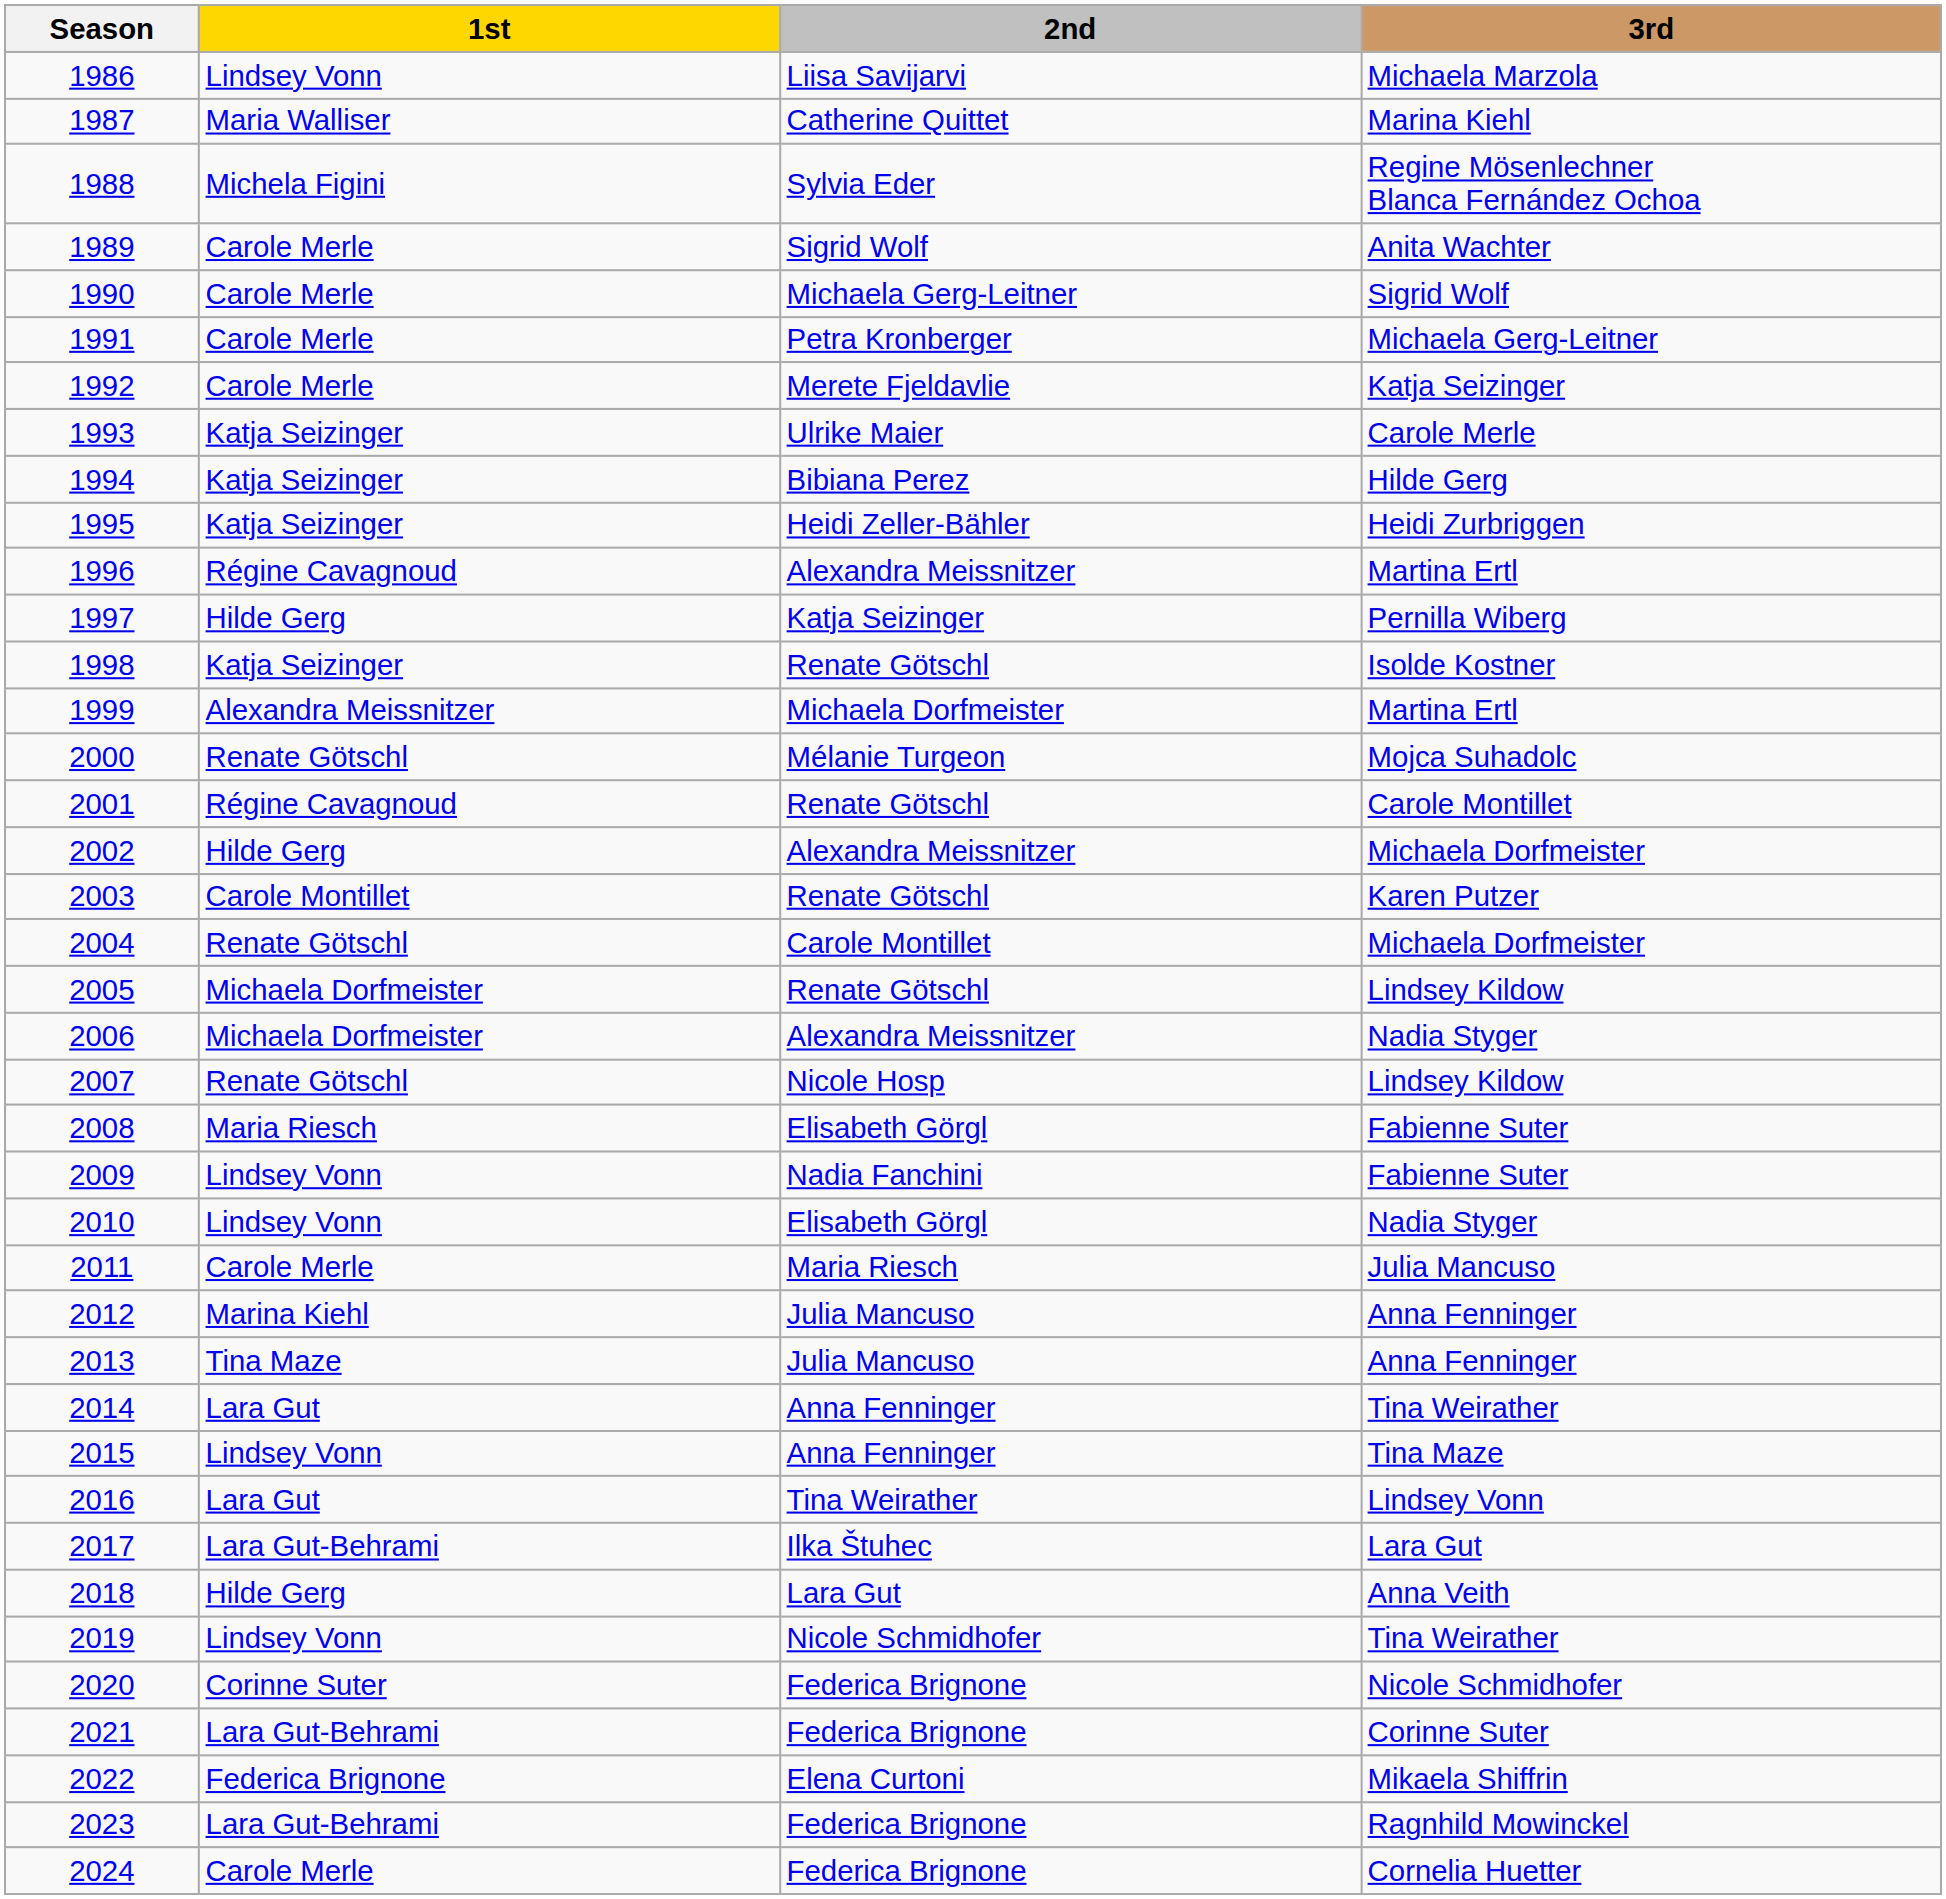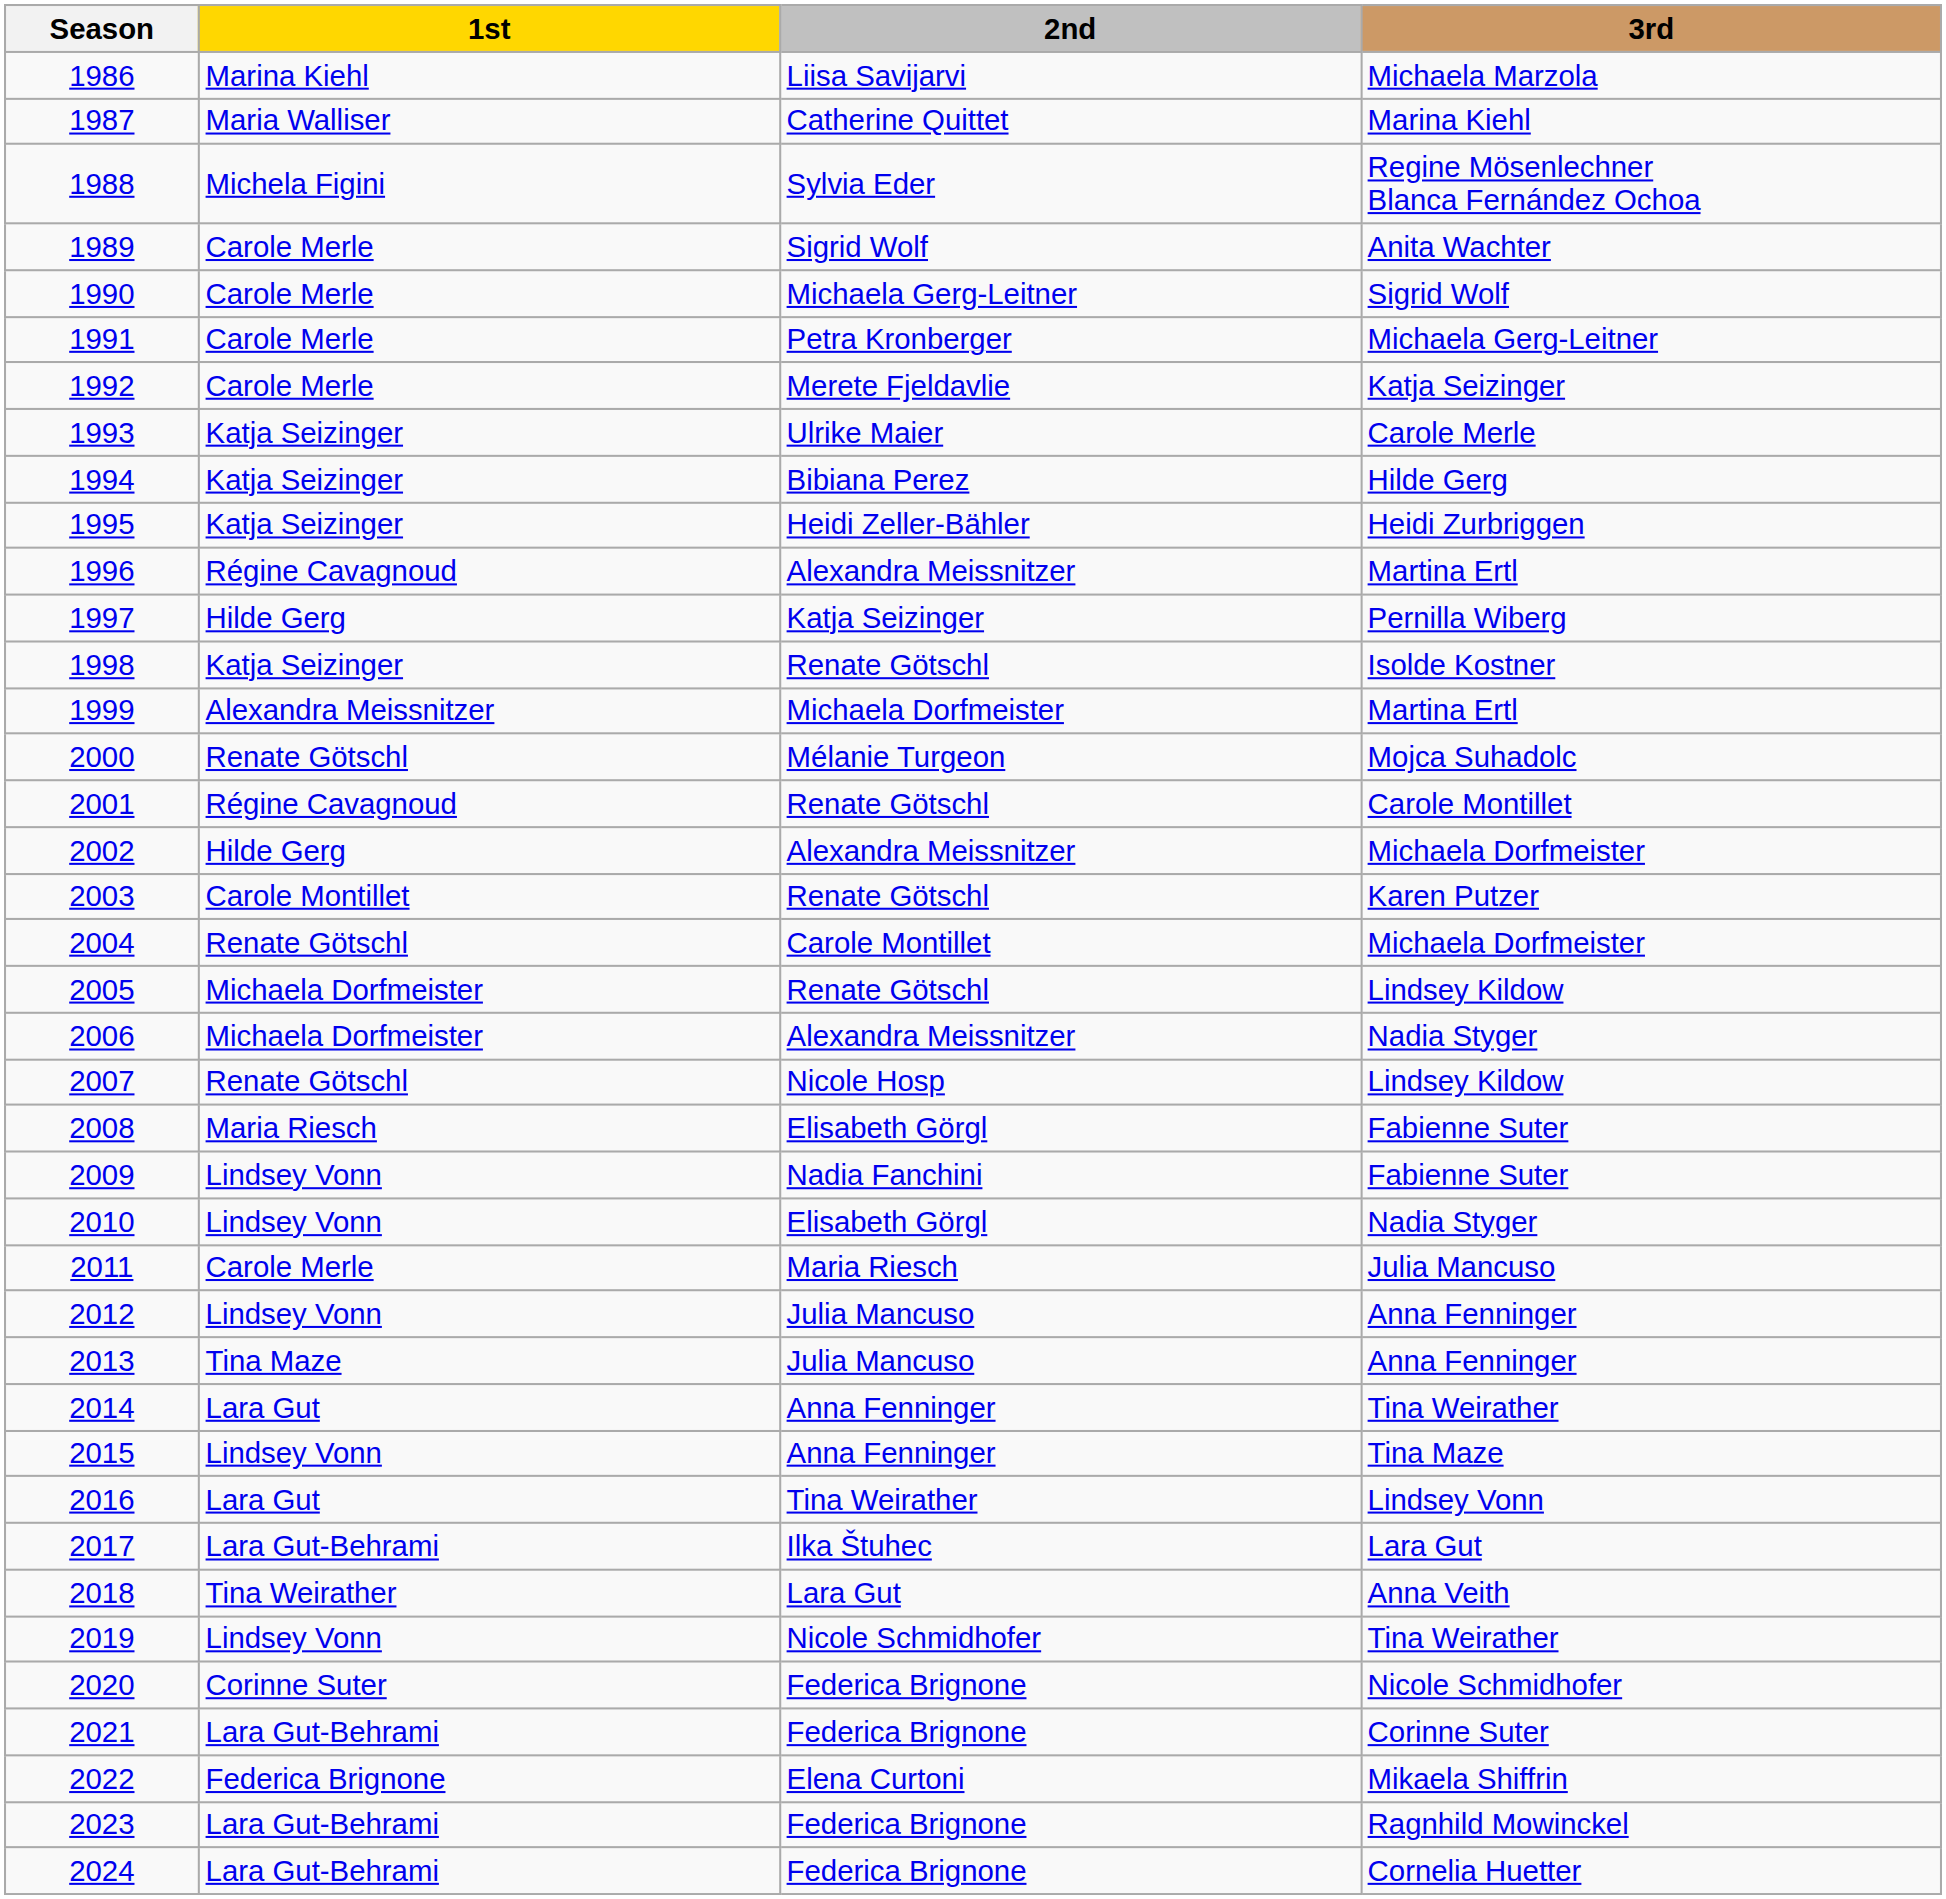(294, 75) Lindsey Vonn -> (287, 75) Marina Kiehl
(287, 1314) Marina Kiehl -> (294, 1314) Lindsey Vonn
(276, 1593) Hilde Gerg -> (301, 1593) Tina Weirather
(290, 1871) Carole Merle -> (322, 1871) Lara Gut-Behrami
